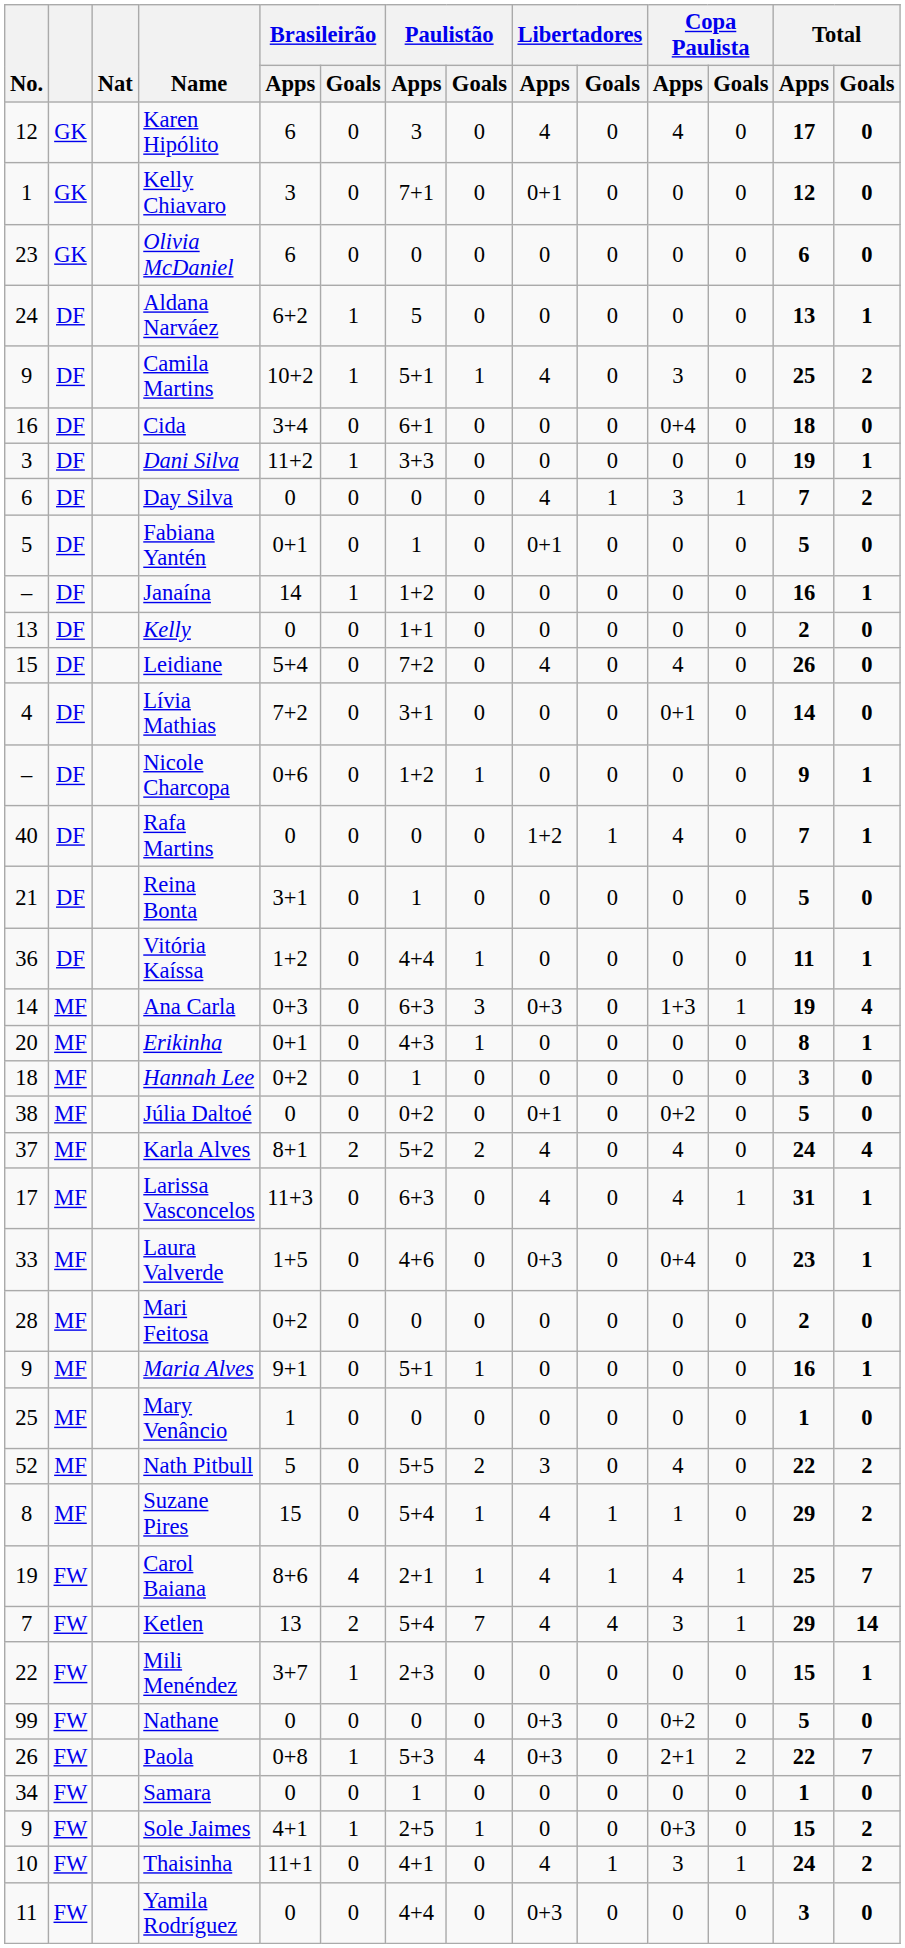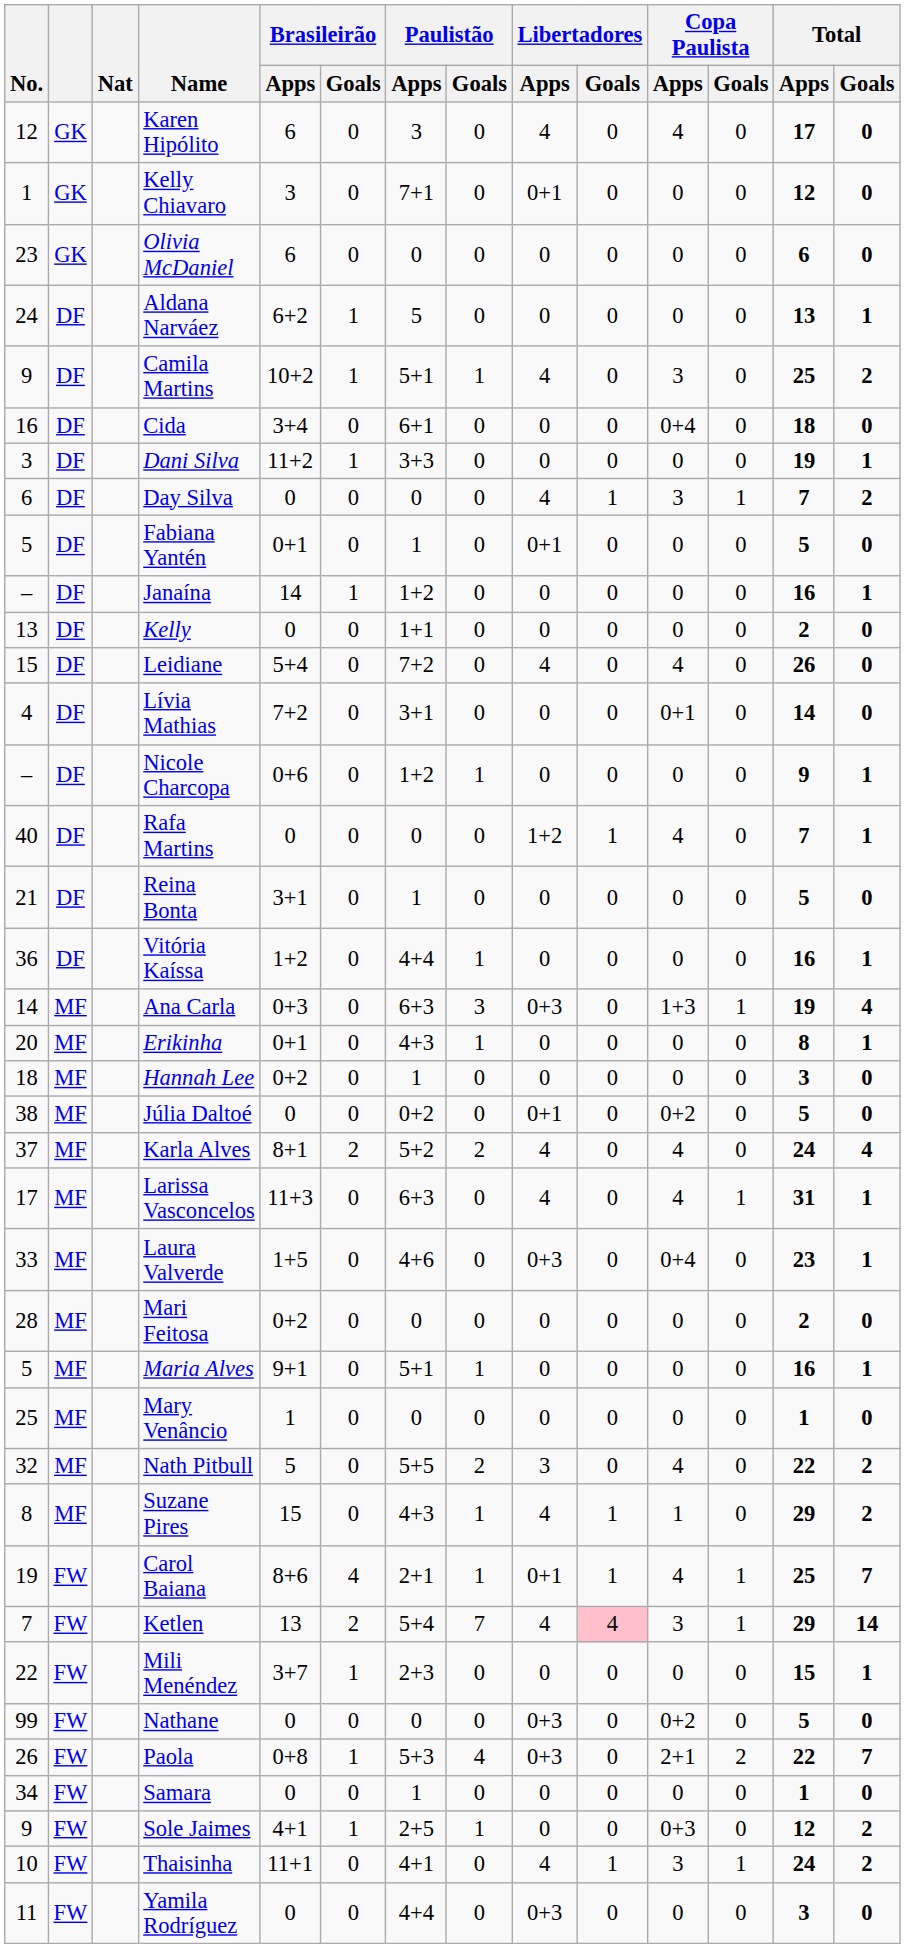(804, 958) 11 -> (804, 958) 16
(27, 1369) 9 -> (27, 1369) 5
(27, 1466) 52 -> (27, 1466) 32
(416, 1514) 5+4 -> (416, 1514) 4+3
(545, 1575) 4 -> (545, 1575) 0+1
(612, 1624) no background -> (612, 1624) pink background
(804, 1828) 15 -> (804, 1828) 12
